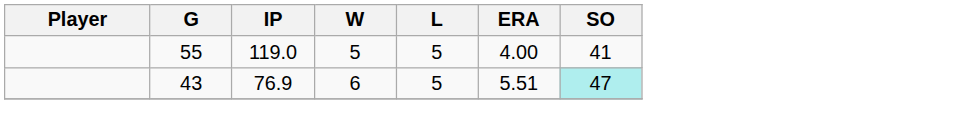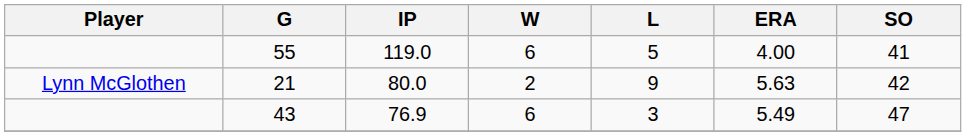(355, 51) 5 -> (530, 51) 6
+ row: (284, 83)
(437, 83) 5 -> (653, 114) 3
(519, 83) 5.51 -> (776, 114) 5.49
(601, 83) paleturquoise background -> (899, 114) no background
